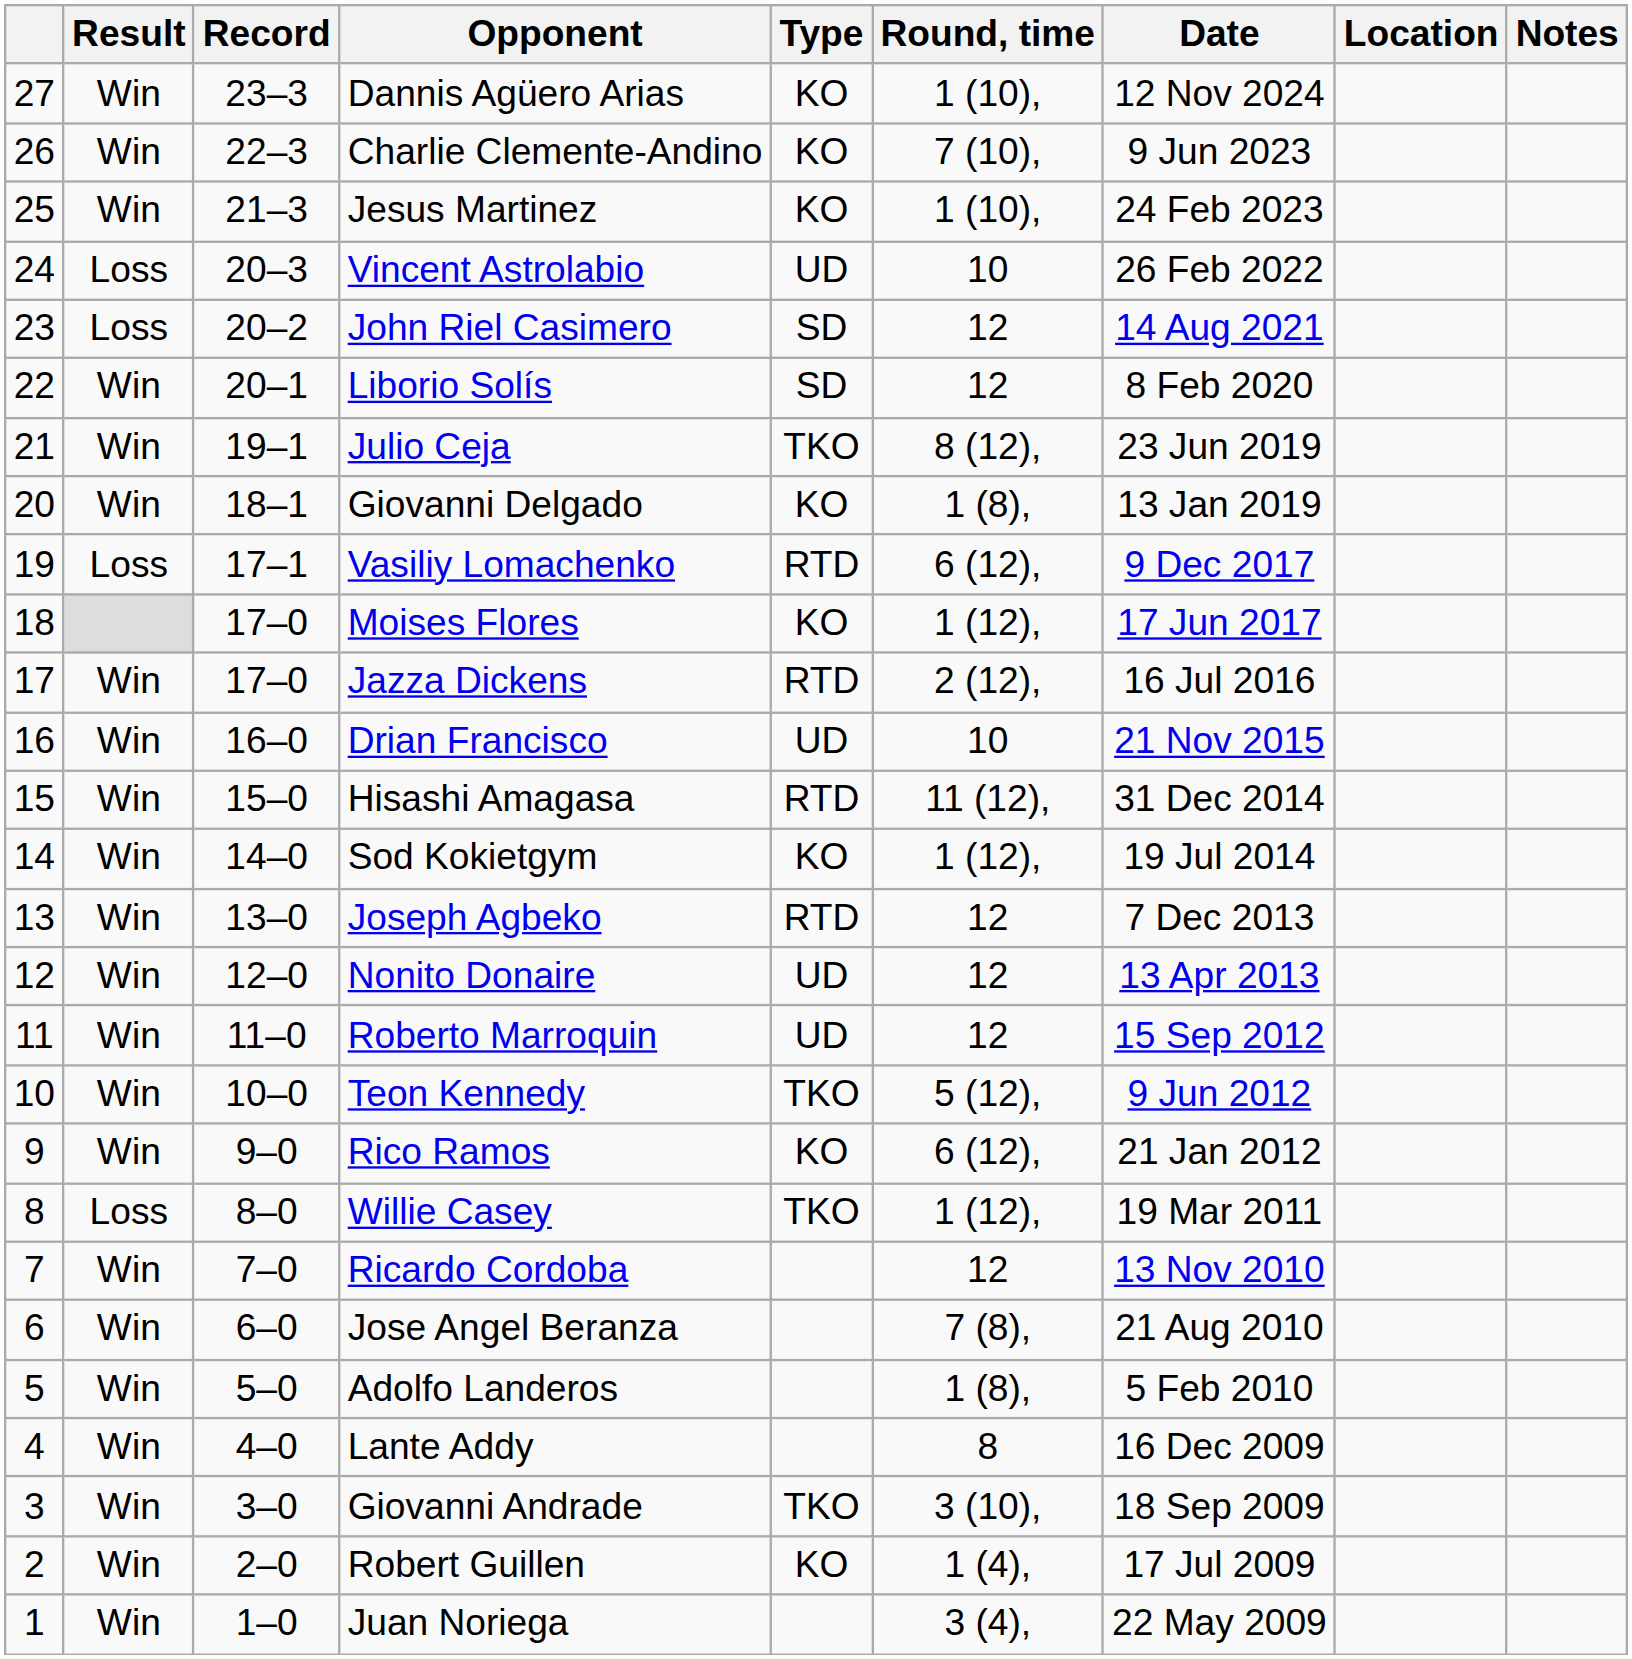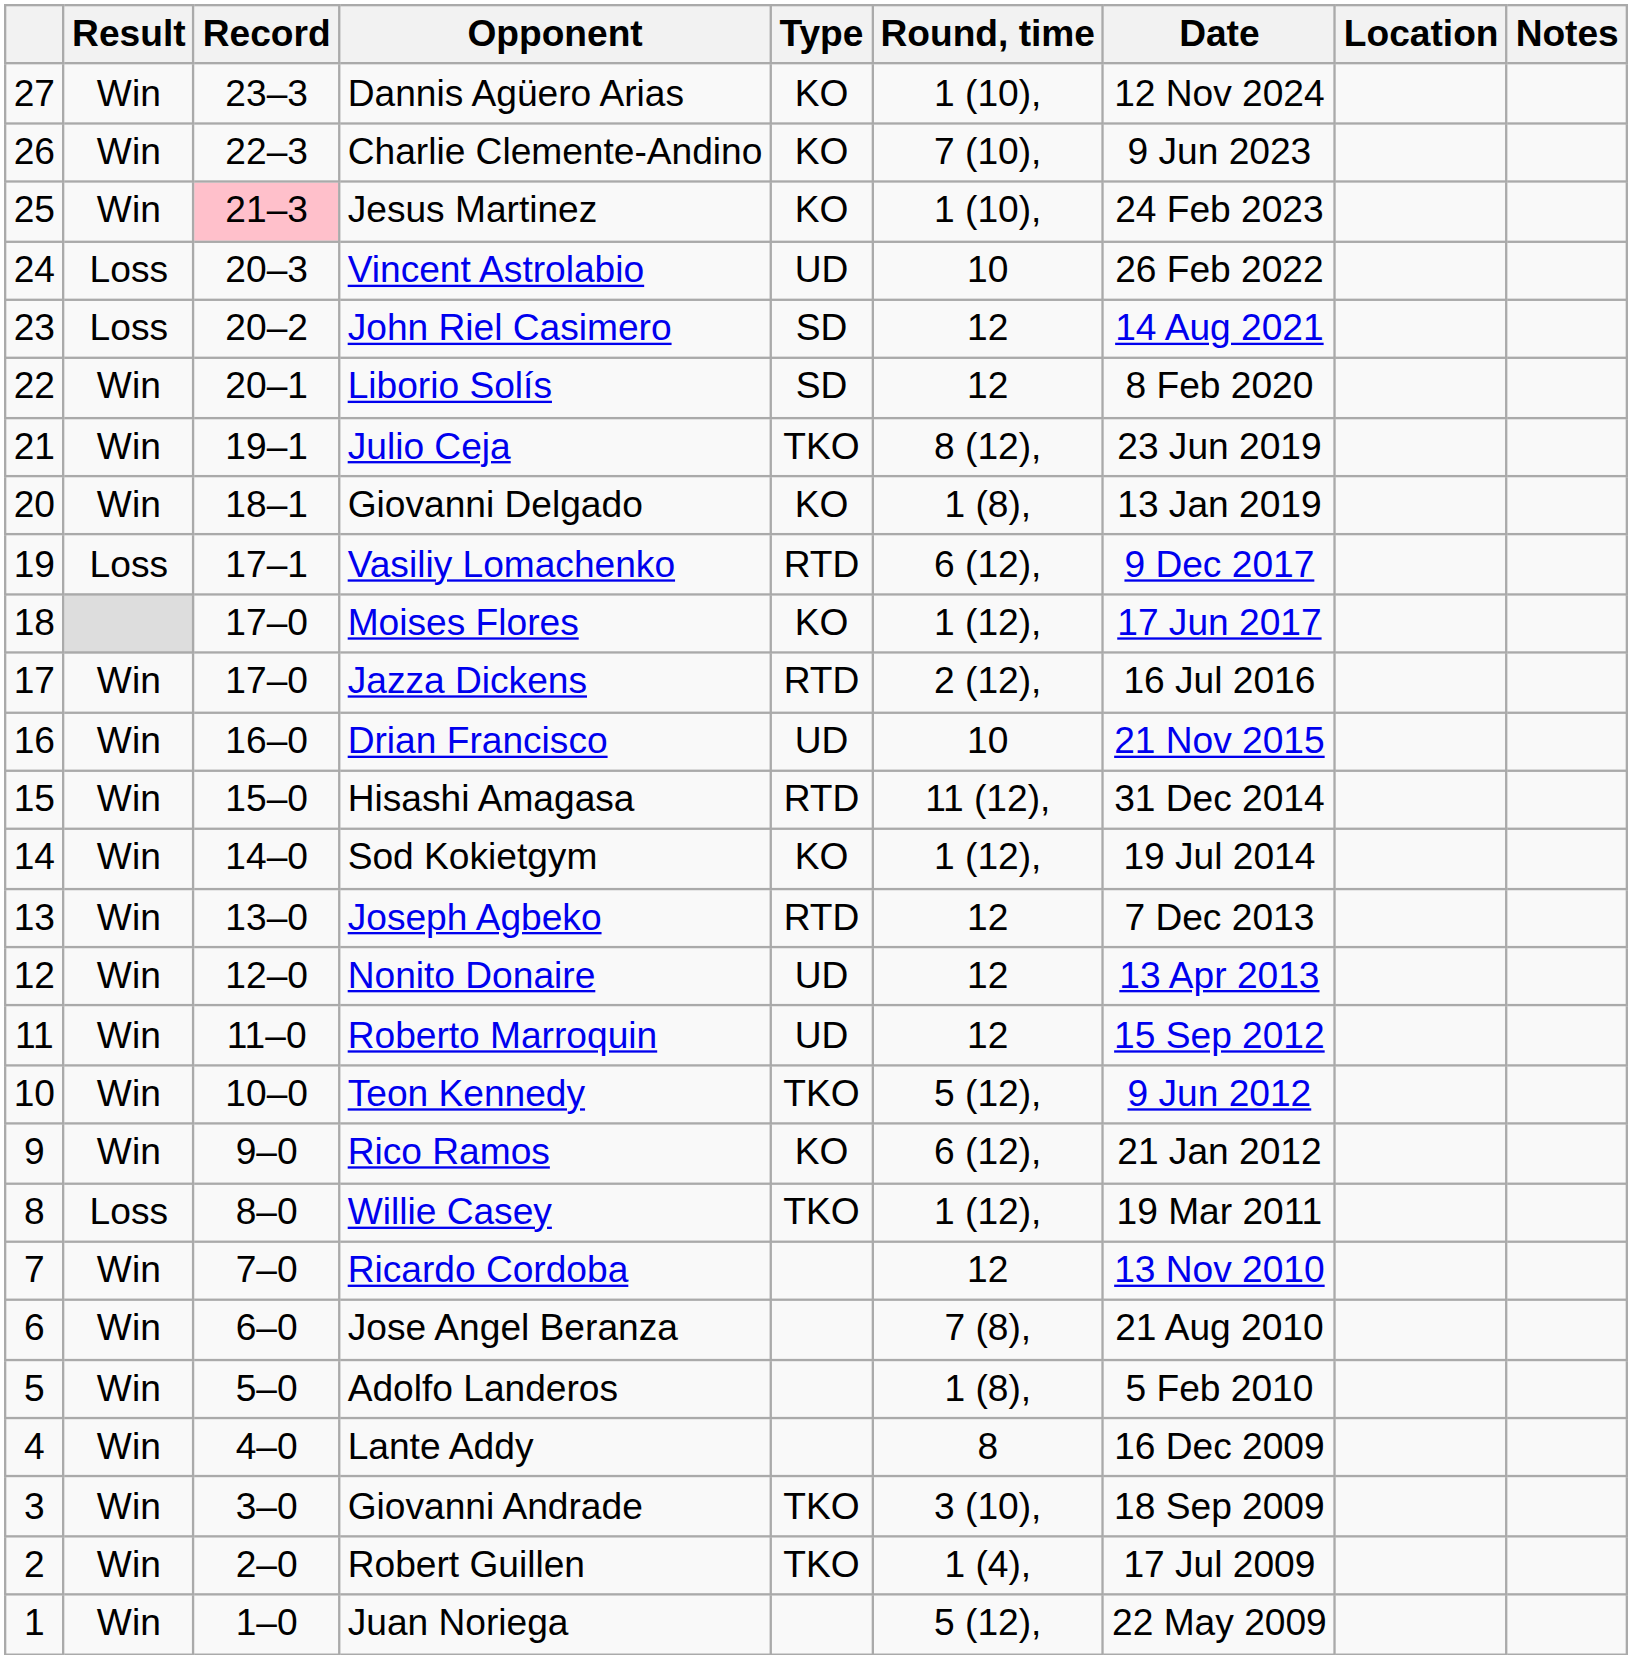(267, 210) no background -> (267, 210) pink background
(821, 1564) KO -> (821, 1564) TKO
(988, 1623) 3 (4), -> (988, 1623) 5 (12),
